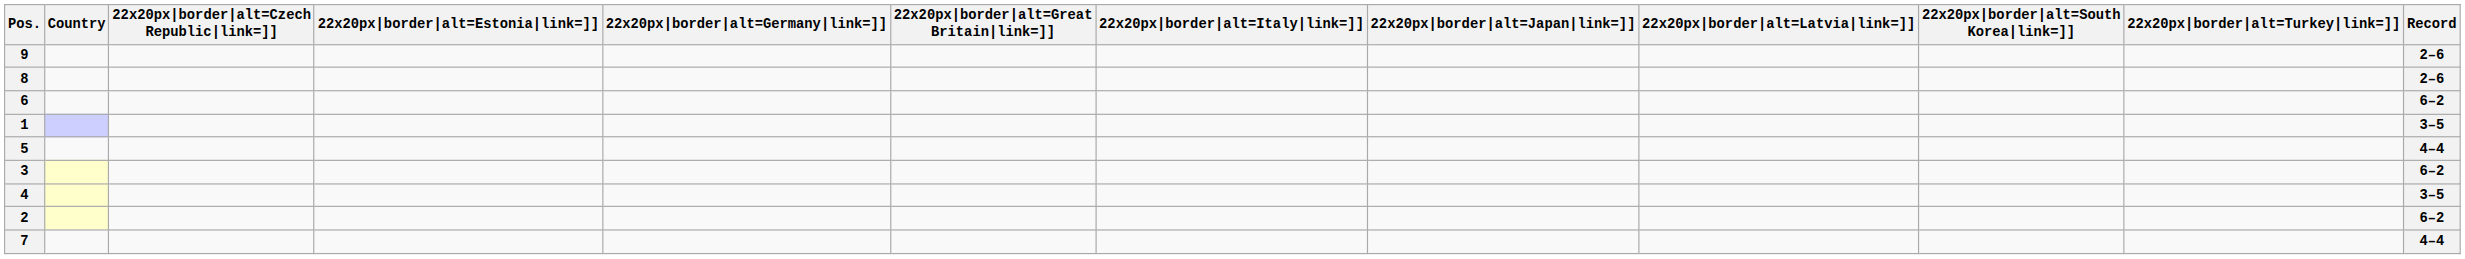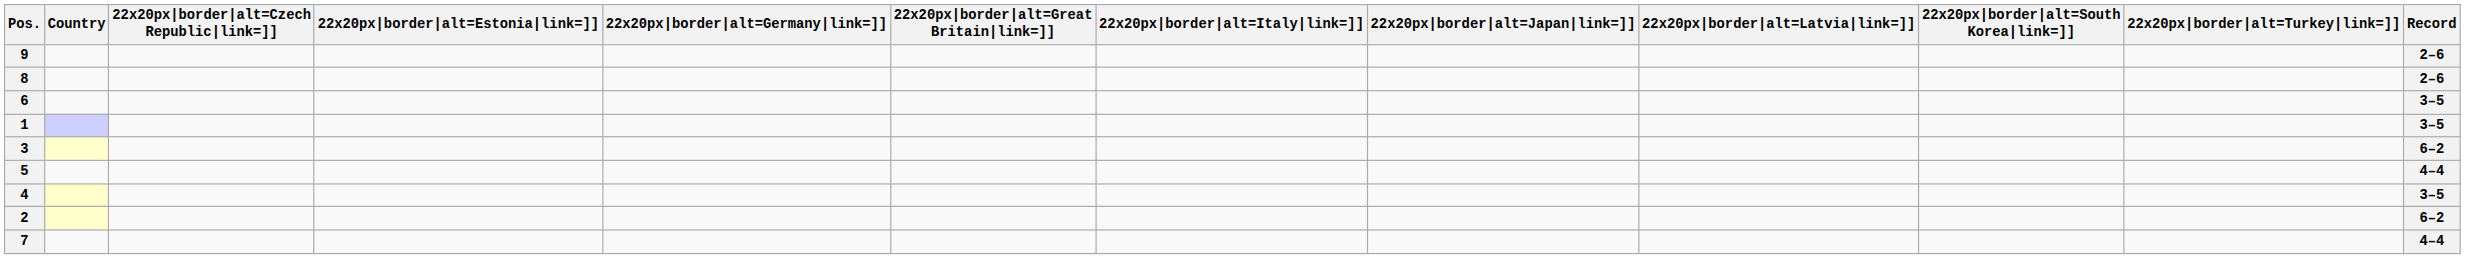(2432, 102) 6–2 -> (2432, 102) 3–5
rows swapped: (24, 148) <-> (24, 172)
